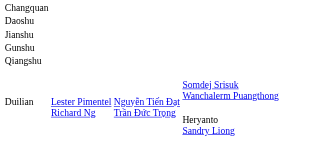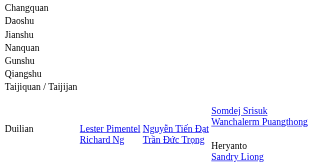+ row: (22, 48)
+ row: (41, 87)
